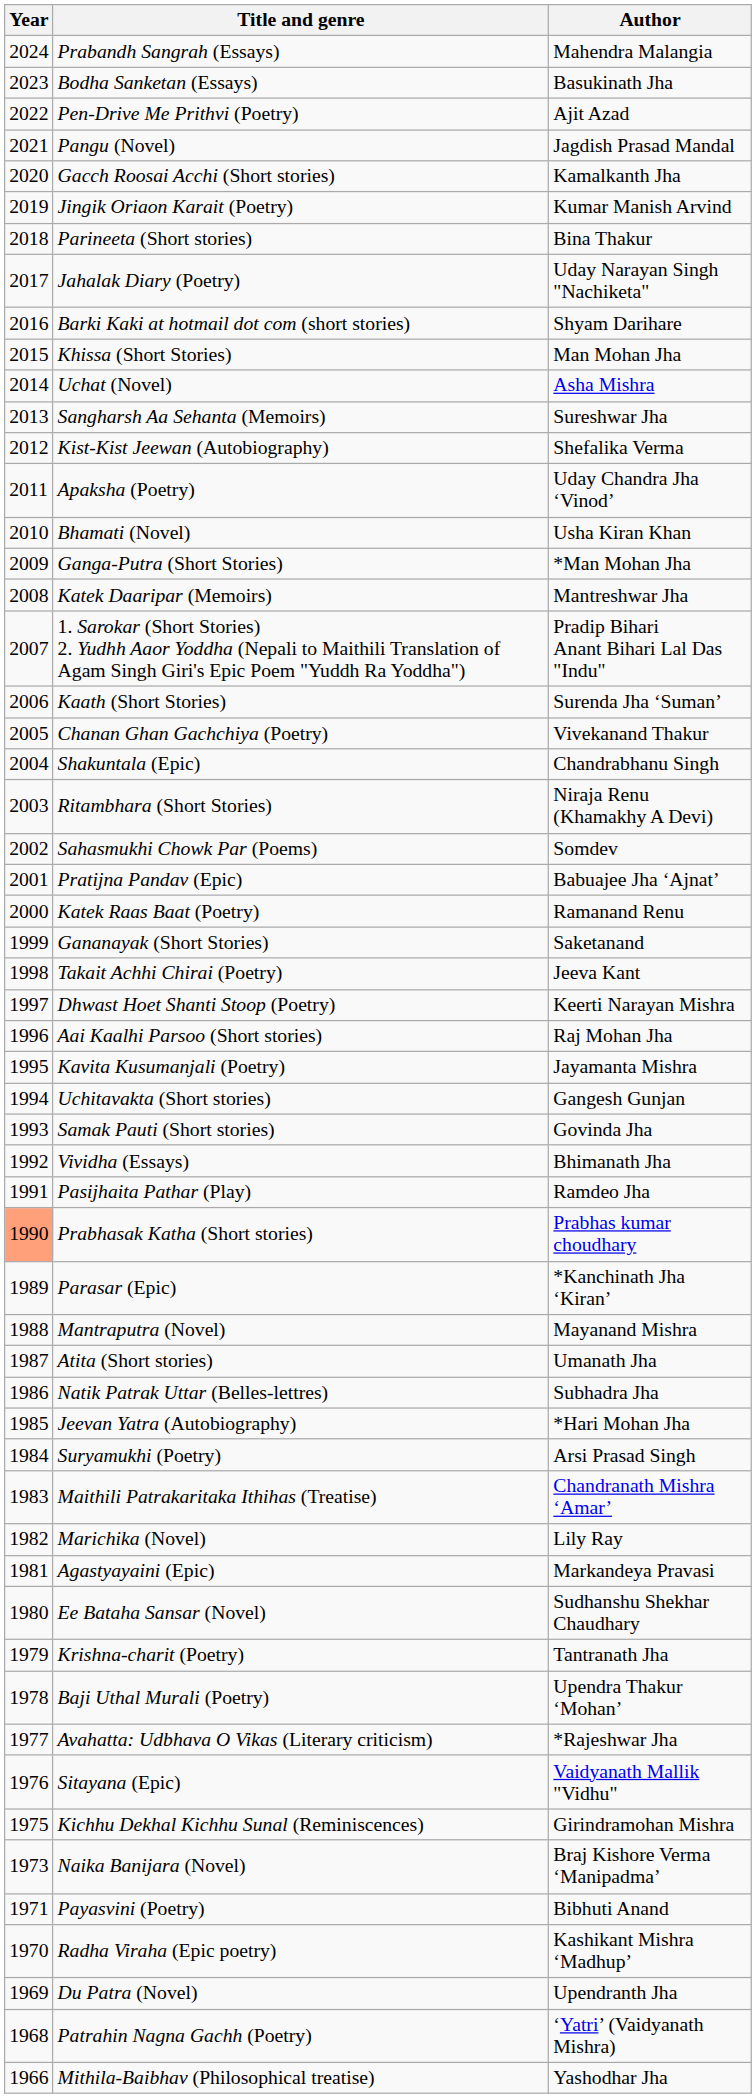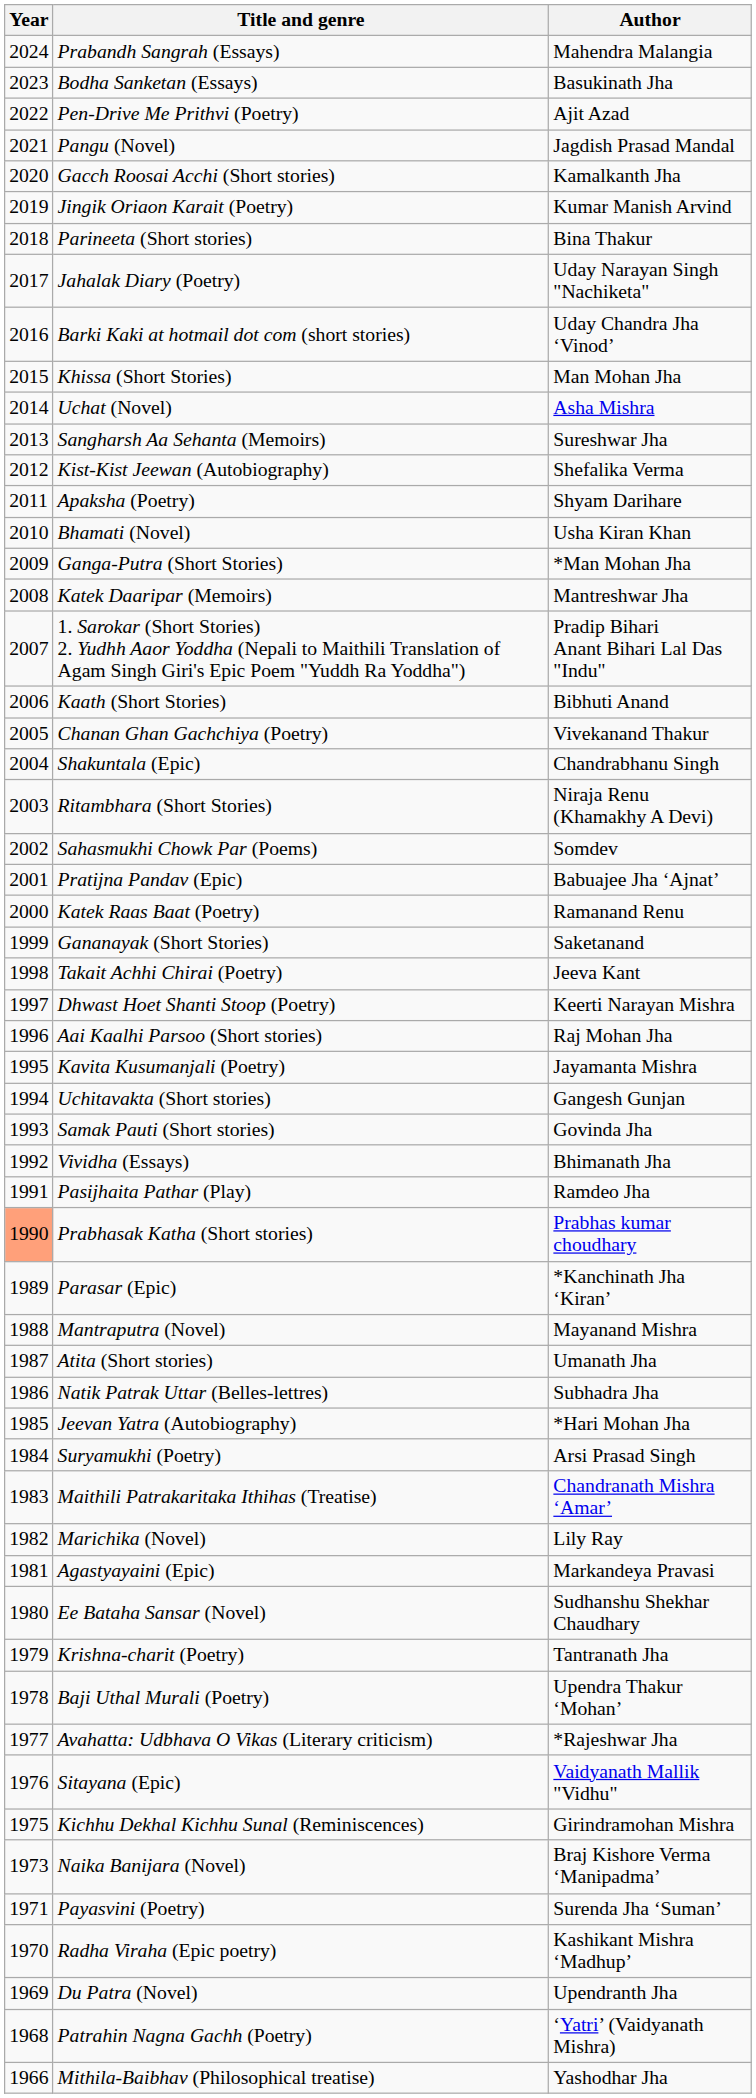(618, 323) Shyam Darihare -> (626, 334) Uday Chandra Jha ‘Vinod’
(626, 490) Uday Chandra Jha ‘Vinod’ -> (618, 501) Shyam Darihare
(638, 701) Surenda Jha ‘Suman’ -> (611, 701) Bibhuti Anand
(611, 1908) Bibhuti Anand -> (638, 1908) Surenda Jha ‘Suman’
